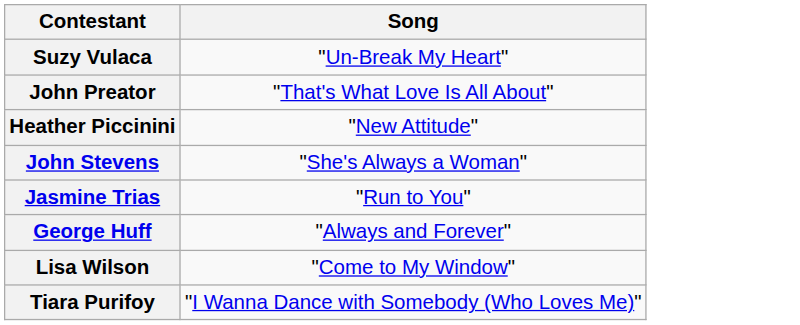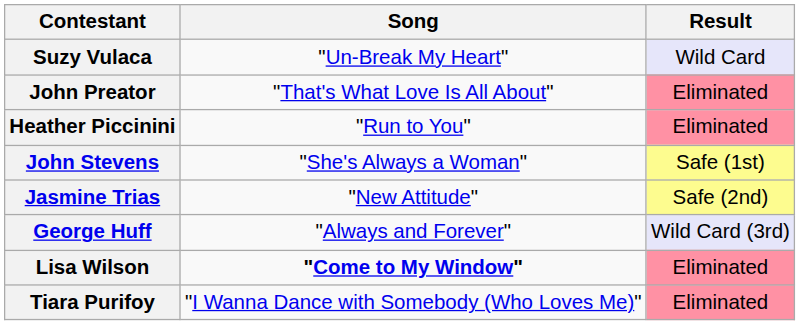+ column: (720, 22)
(413, 127) "New Attitude" -> (413, 127) "Run to You"
(413, 197) "Run to You" -> (413, 197) "New Attitude"
(413, 267) normal -> (413, 267) bold
